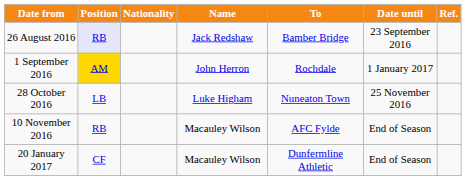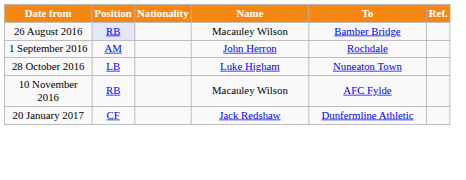- column: (400, 13)
(222, 37) Jack Redshaw -> (250, 31) Macauley Wilson
(99, 68) gold background -> (113, 49) no background
(222, 160) Macauley Wilson -> (250, 115) Jack Redshaw
